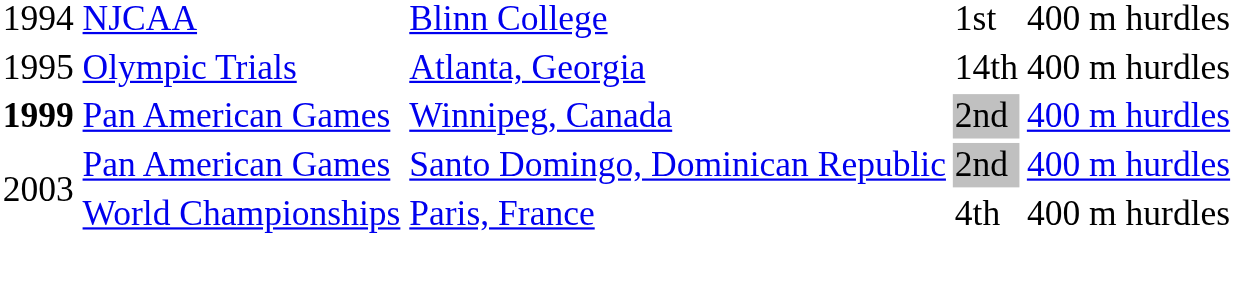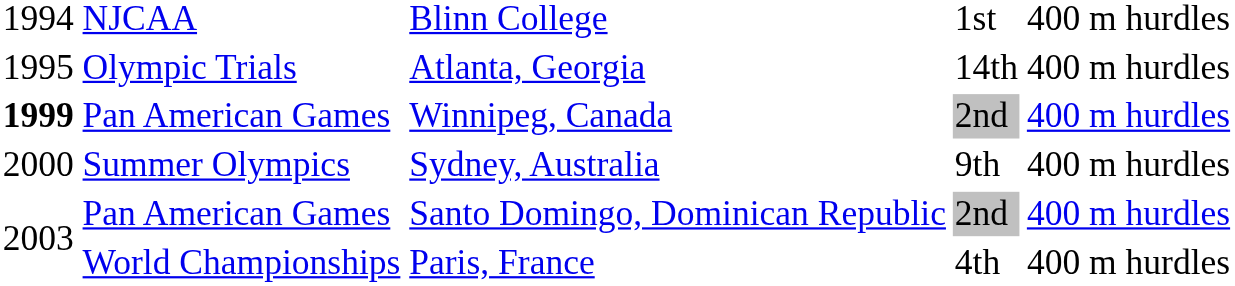+ row: (534, 164)
